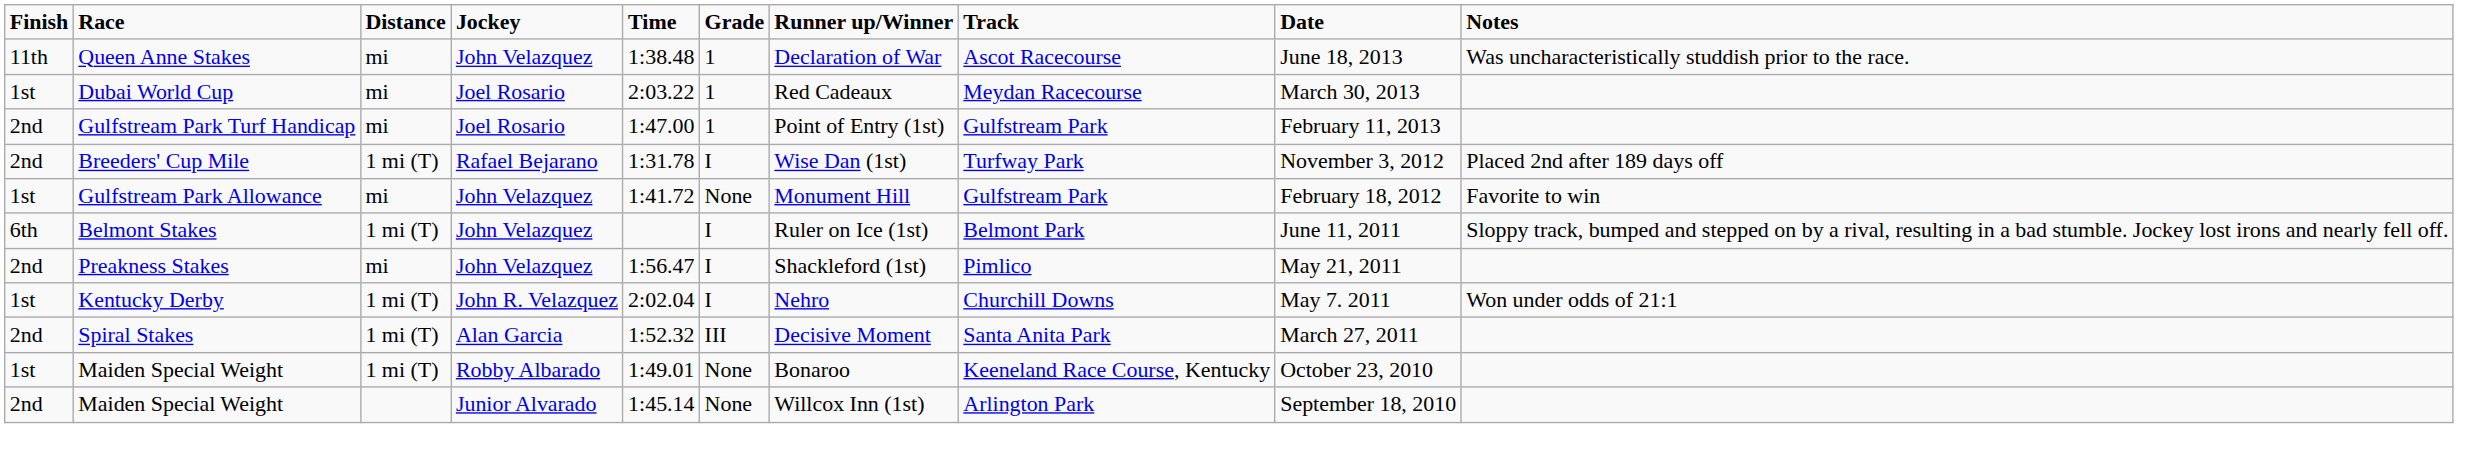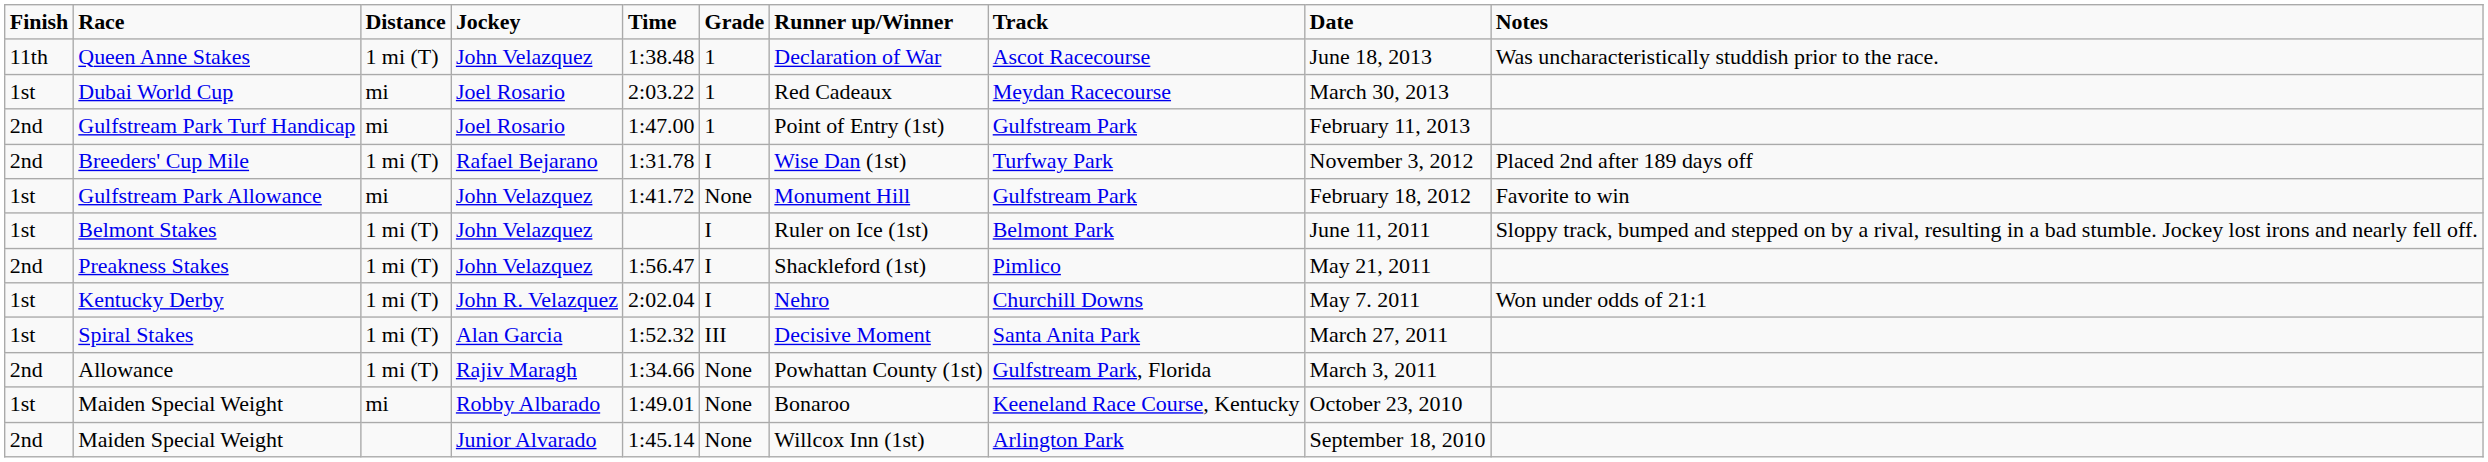(377, 56) mi -> (402, 56) 1 mi (T)
(24, 230) 6th -> (23, 230) 1st
(377, 265) mi -> (402, 265) 1 mi (T)
(26, 334) 2nd -> (23, 334) 1st
+ row: (126, 369)
(402, 369) 1 mi (T) -> (377, 404) mi
